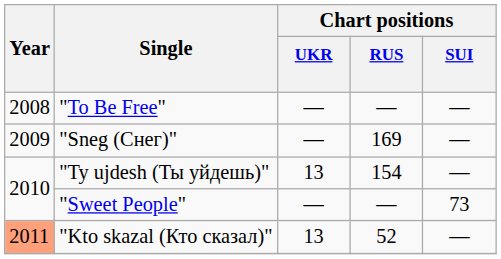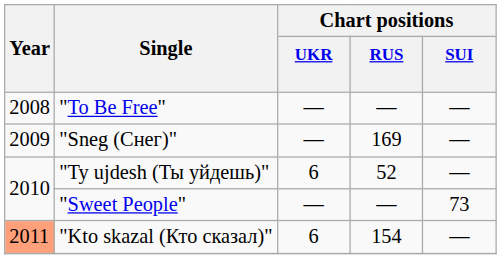(314, 172) 13 -> (314, 172) 6
(386, 172) 154 -> (386, 172) 52
(314, 236) 13 -> (314, 236) 6
(386, 236) 52 -> (386, 236) 154
